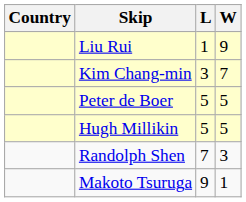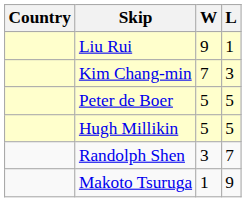columns swapped: (228, 18) <-> (206, 18)
